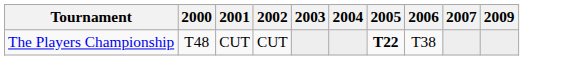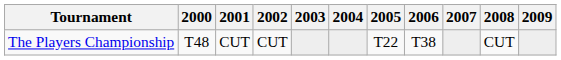+ column: (499, 17)
(386, 42) bold -> (386, 42) normal
